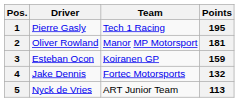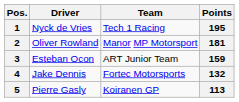(59, 27) Pierre Gasly -> (62, 27) Nyck de Vries
(131, 58) Koiranen GP -> (141, 58) ART Junior Team
(62, 89) Nyck de Vries -> (59, 89) Pierre Gasly
(141, 89) ART Junior Team -> (131, 89) Koiranen GP
